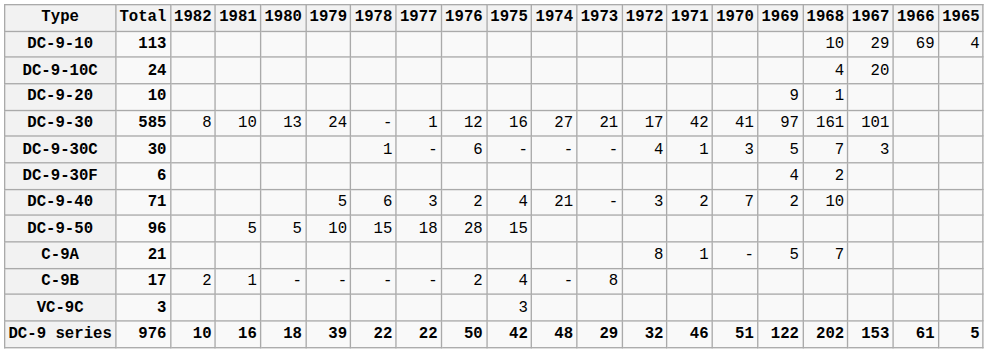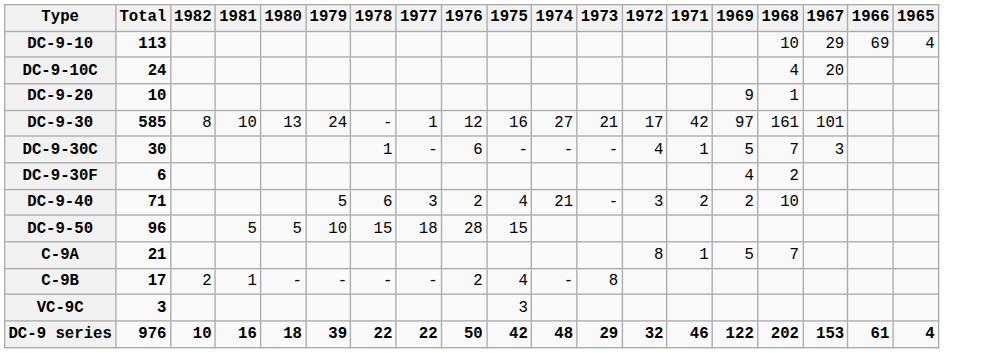- column: (735, 18)
(975, 334) 5 -> (930, 334) 4
